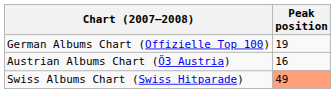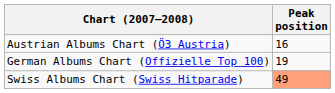rows swapped: (139, 44) <-> (119, 62)
